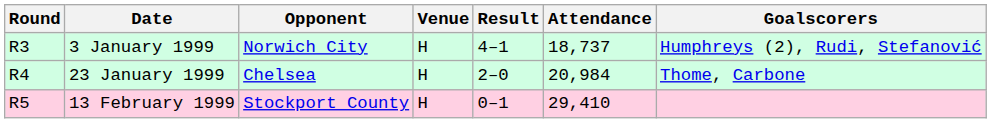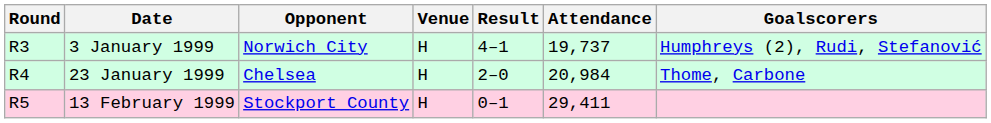(579, 47) 18,737 -> (579, 47) 19,737
(579, 103) 29,410 -> (579, 103) 29,411
